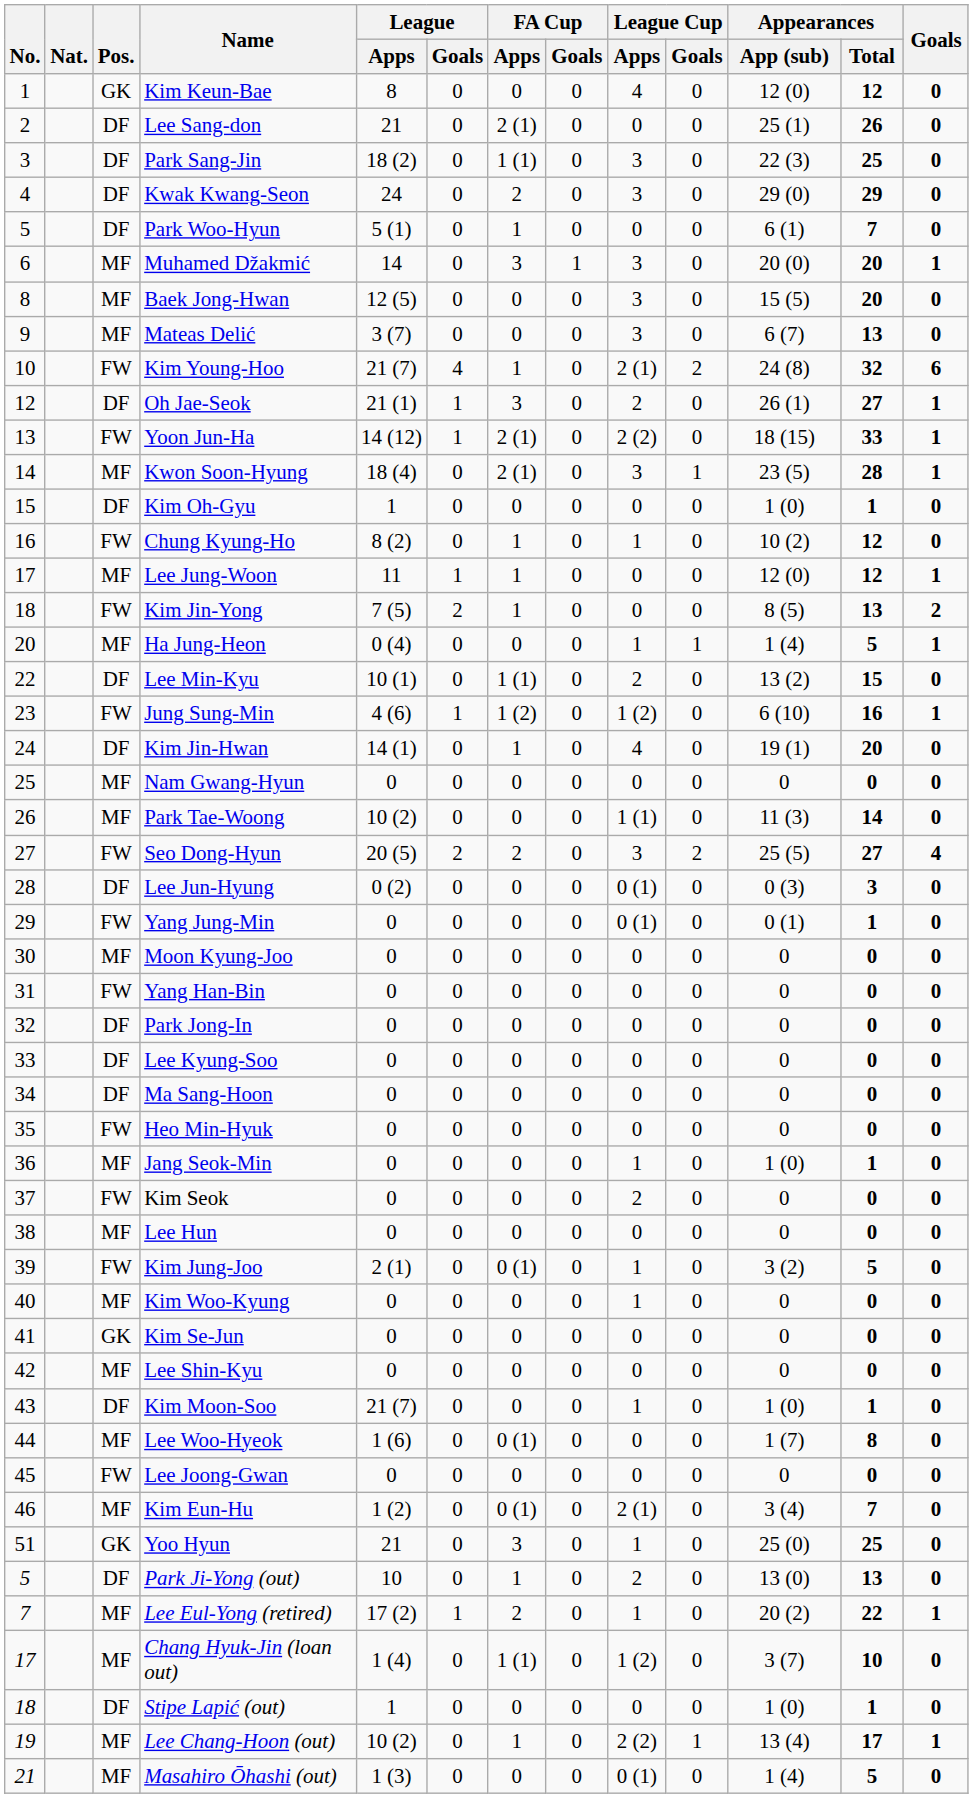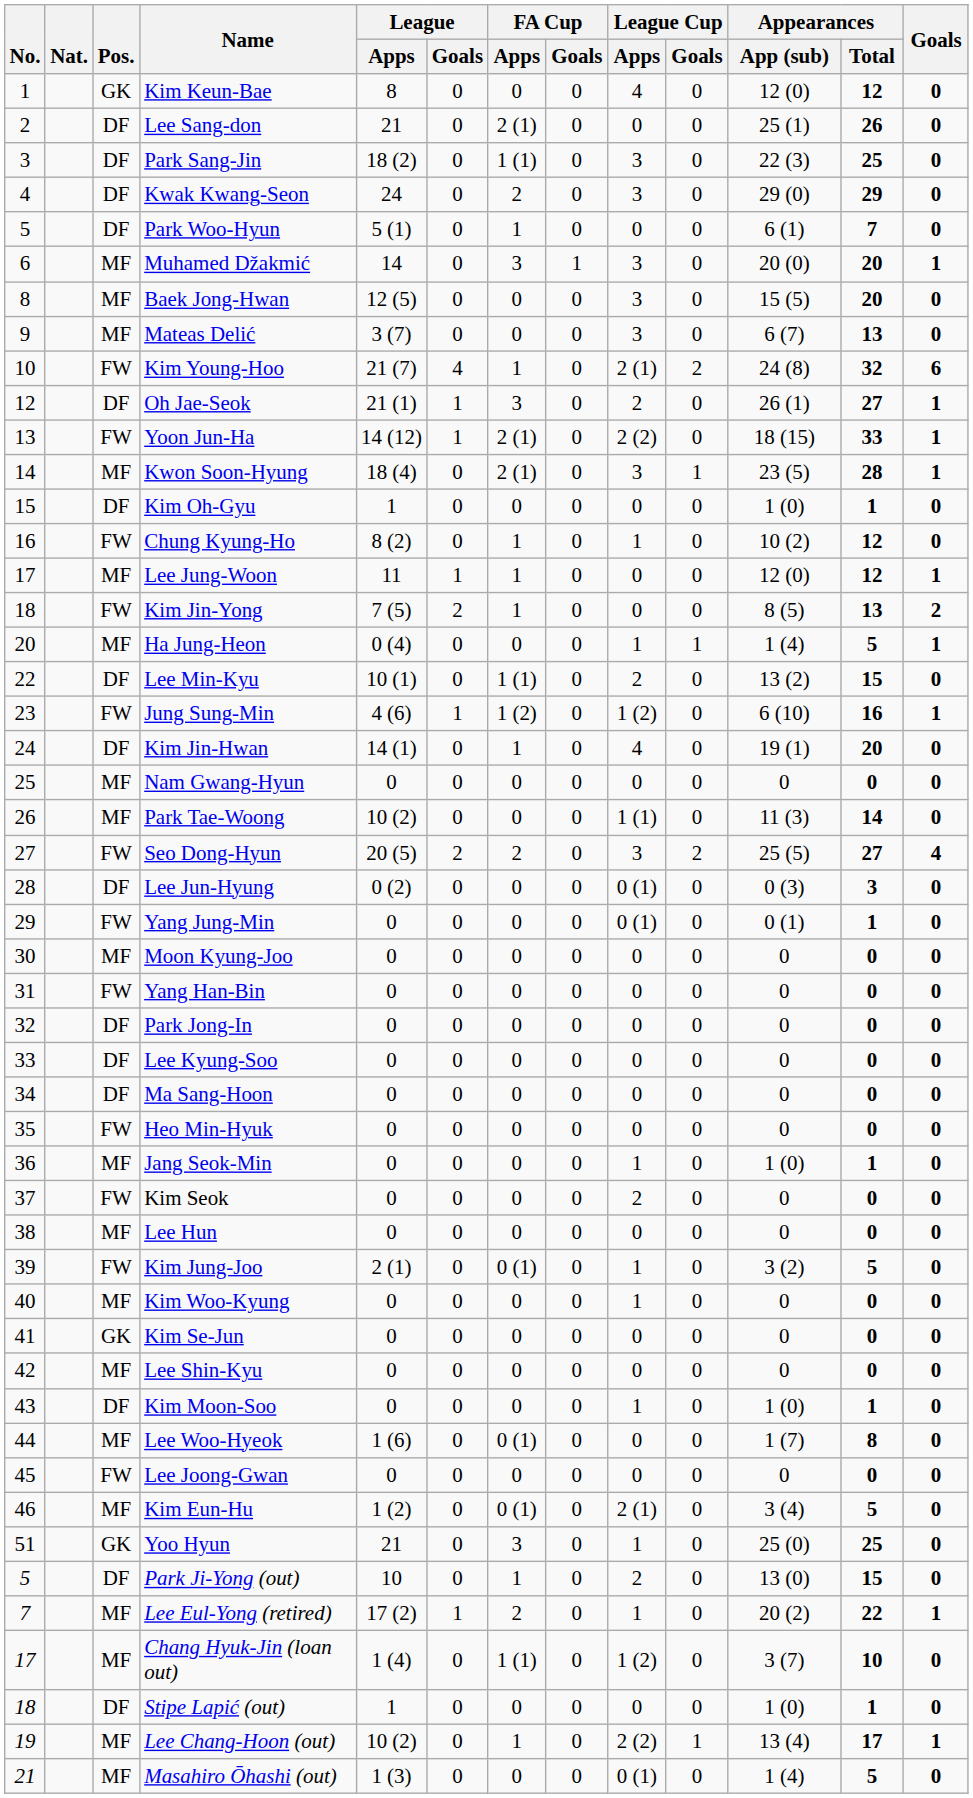(391, 1405) 21 (7) -> (391, 1405) 0
(872, 1509) 7 -> (872, 1509) 5
(872, 1578) 13 -> (872, 1578) 15
